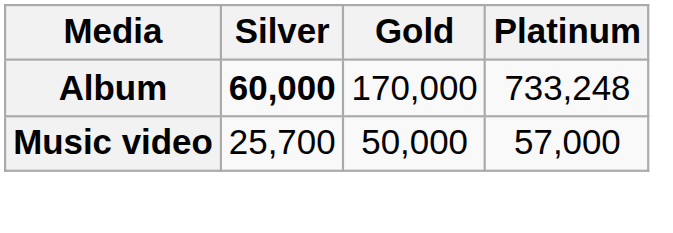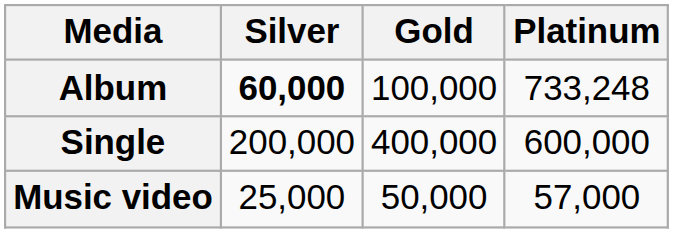(415, 87) 170,000 -> (434, 87) 100,000
+ row: (113, 142)
(282, 142) 25,700 -> (292, 198) 25,000
